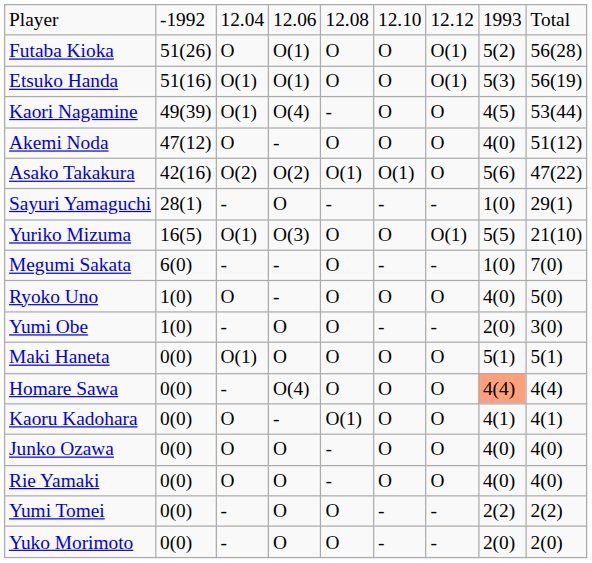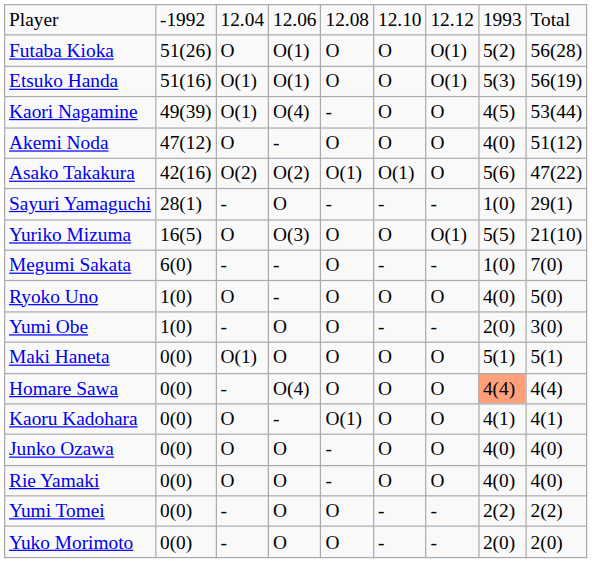(239, 234) O(1) -> (227, 234) O
